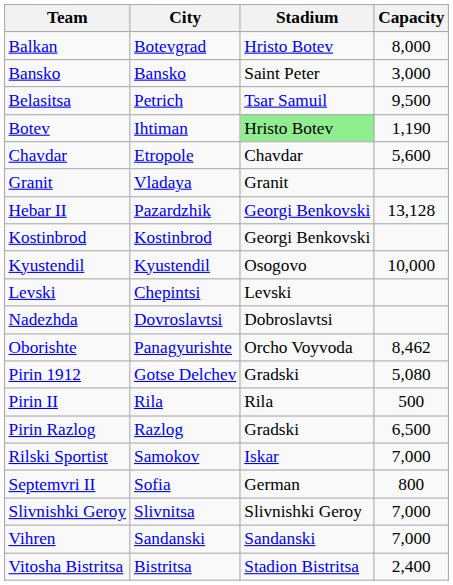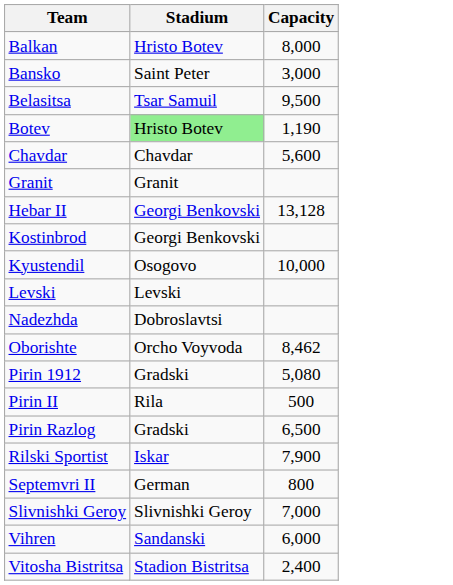- column: (185, 18)
(411, 456) 7,000 -> (301, 456) 7,900
(411, 538) 7,000 -> (301, 538) 6,000
